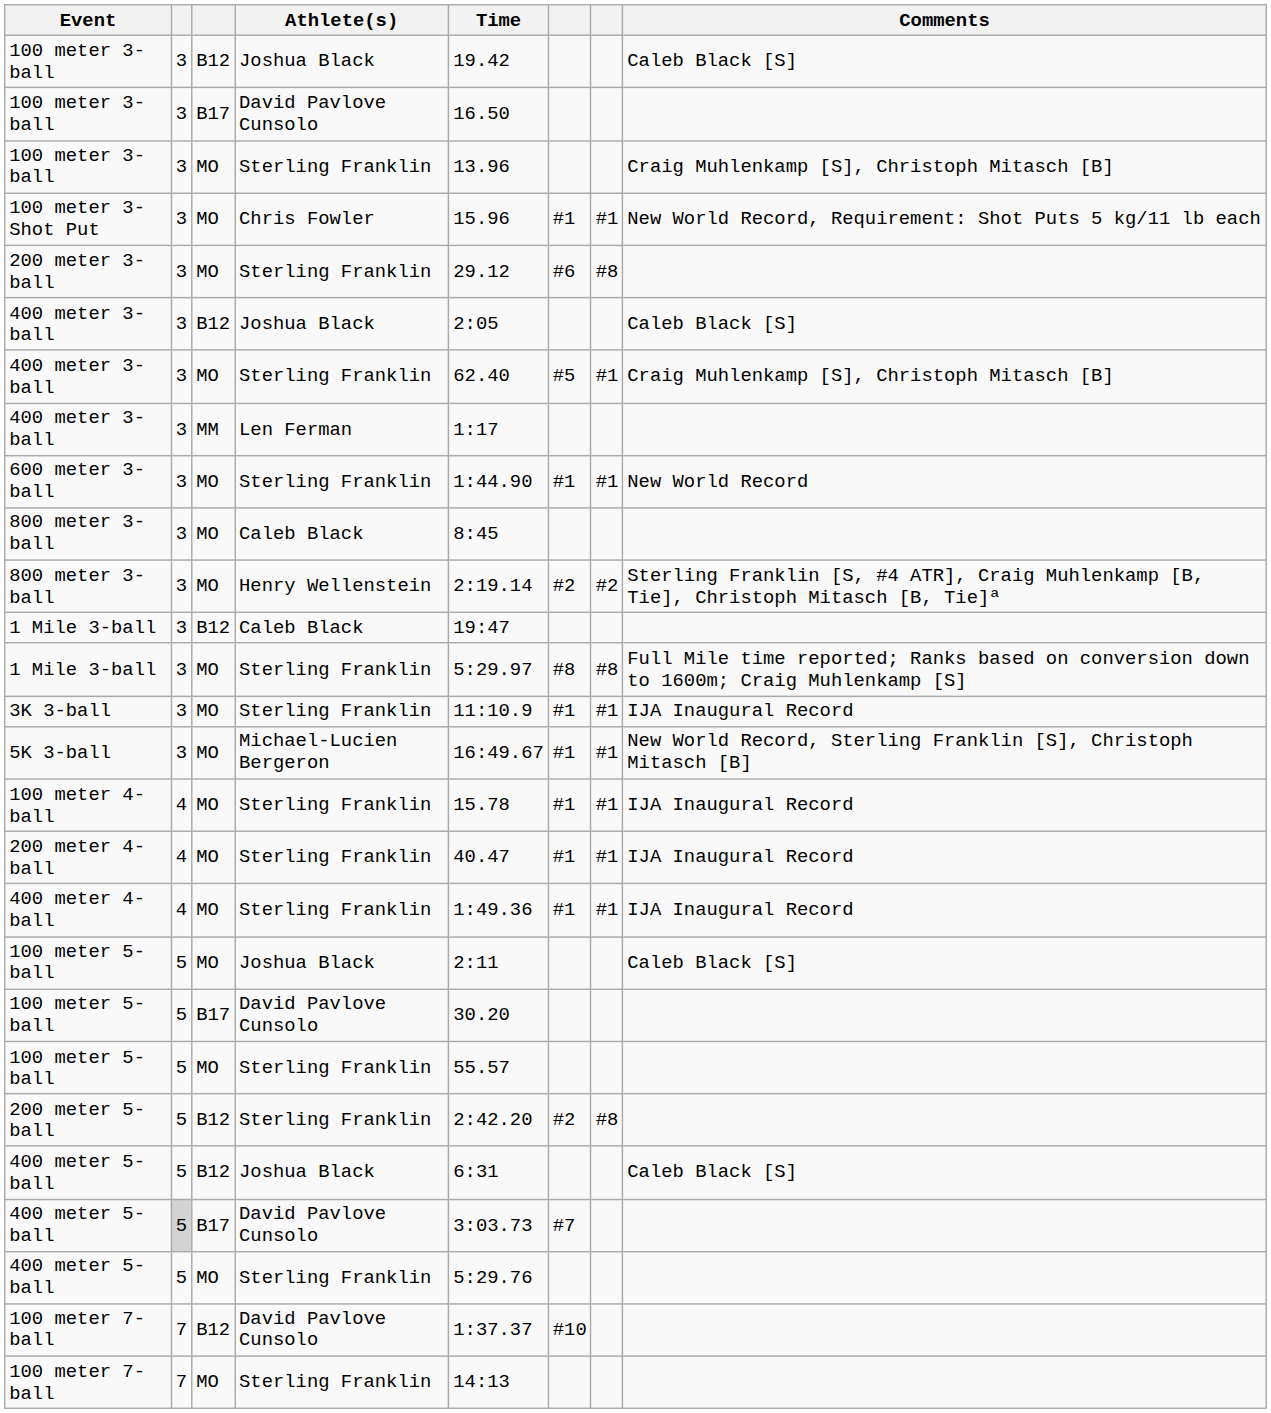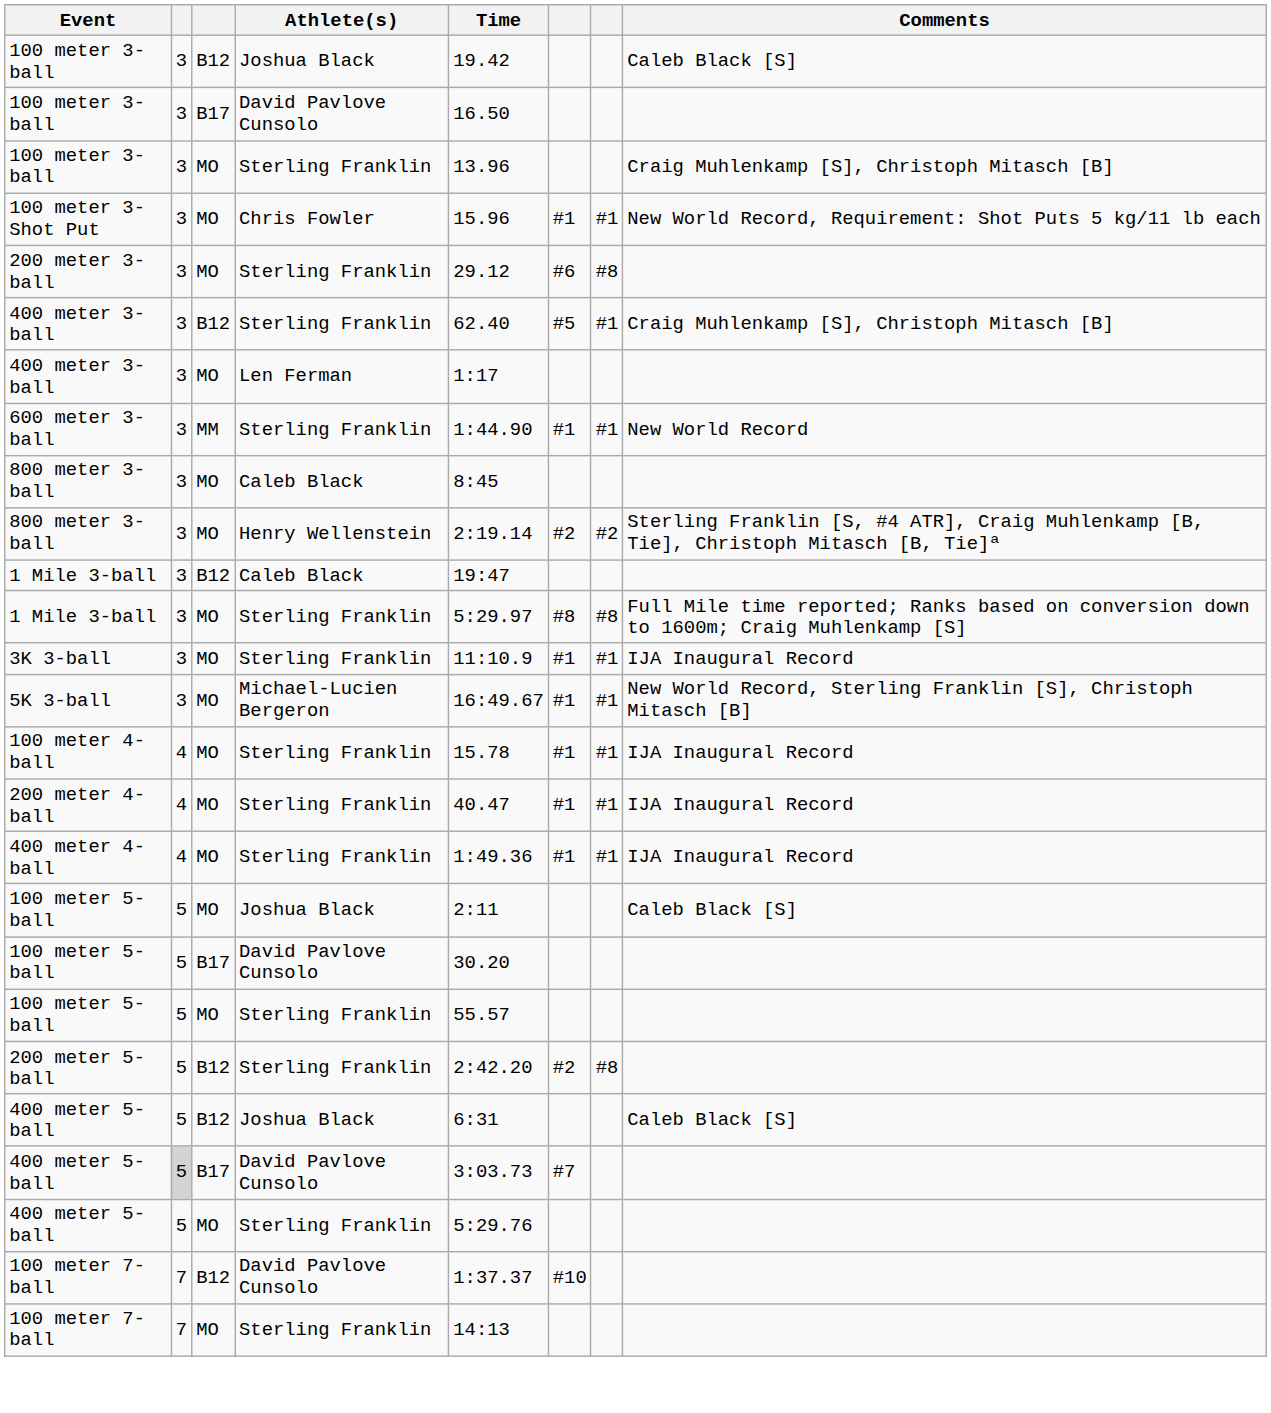- row: (77, 324)
(207, 377) MO -> (213, 324) B12
(207, 429) MM -> (207, 377) MO
(207, 481) MO -> (207, 429) MM
